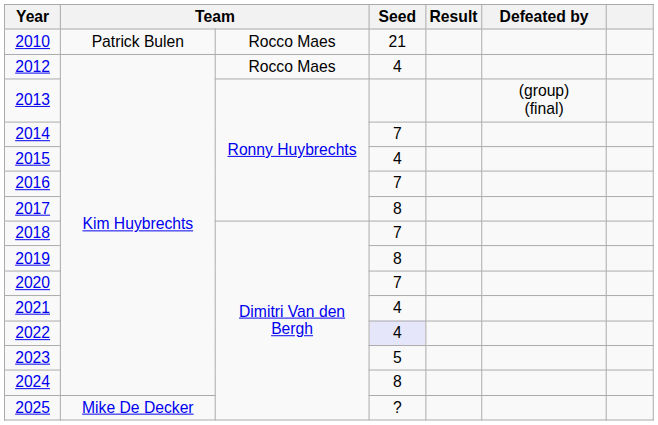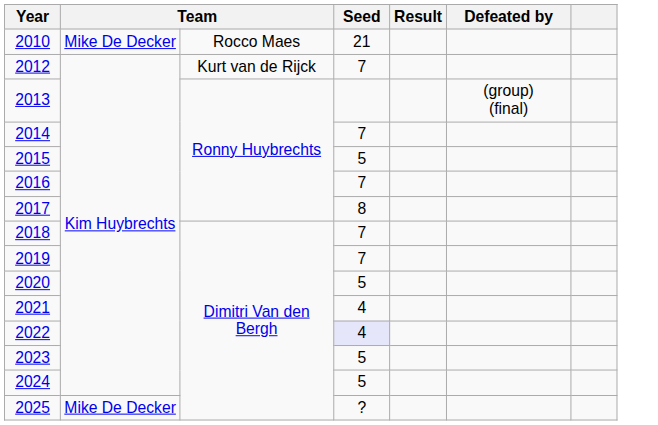(138, 41) Patrick Bulen -> (120, 41) Mike De Decker
(292, 66) Rocco Maes -> (257, 66) Kurt van de Rijck
(397, 66) 4 -> (362, 66) 7
(397, 158) 4 -> (362, 158) 5
(397, 258) 8 -> (362, 258) 7
(397, 283) 7 -> (362, 283) 5
(397, 382) 8 -> (362, 382) 5
